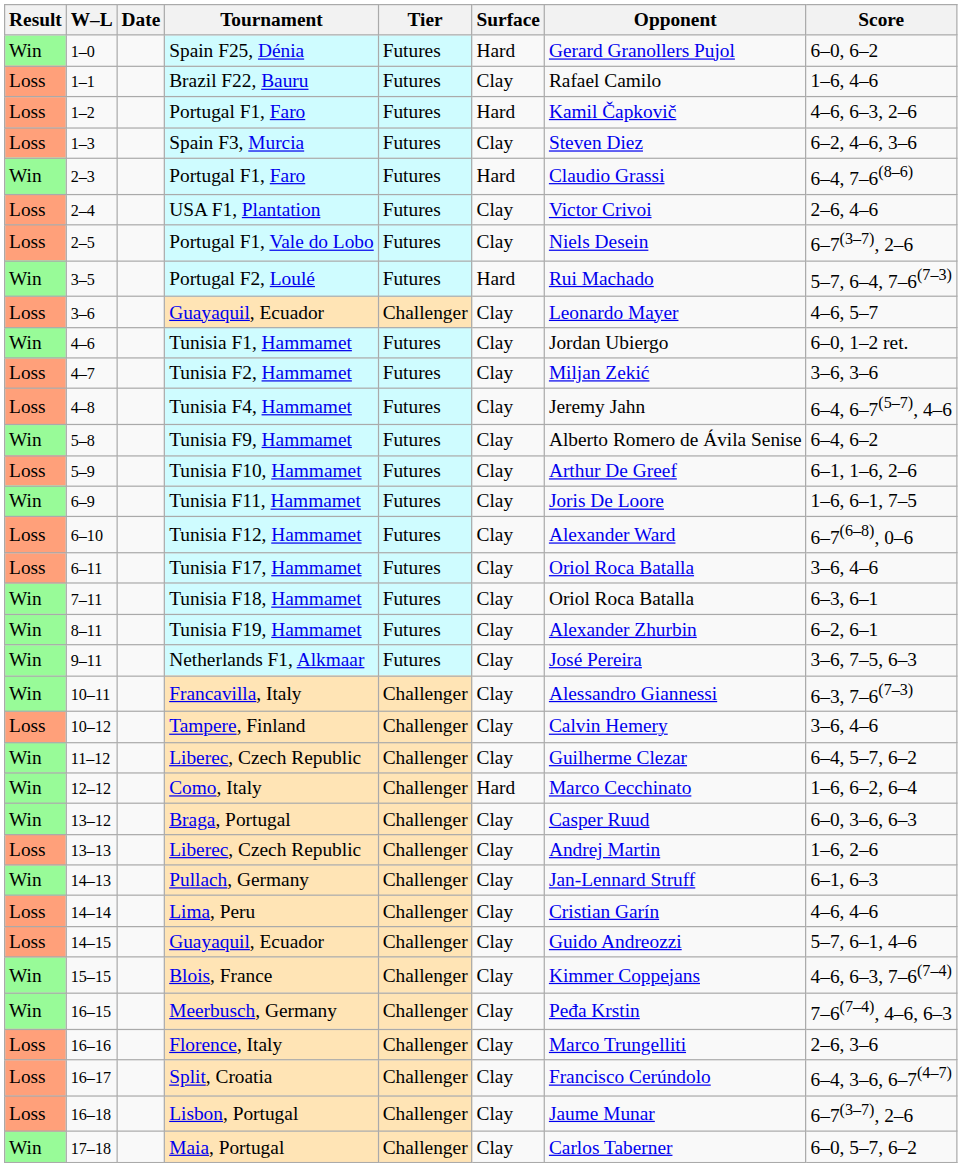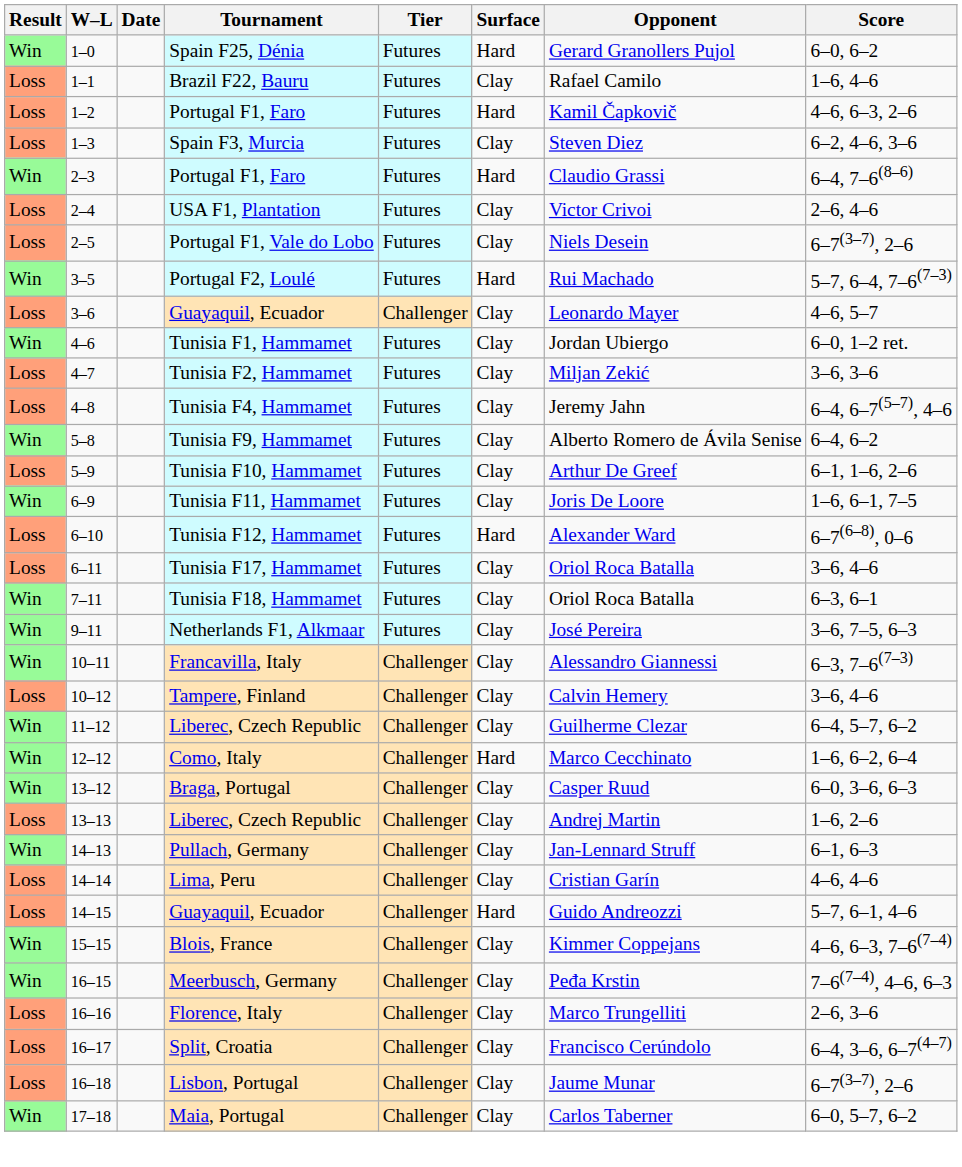(495, 534) Clay -> (496, 534) Hard
- row: (87, 630)
(495, 941) Clay -> (496, 910) Hard
